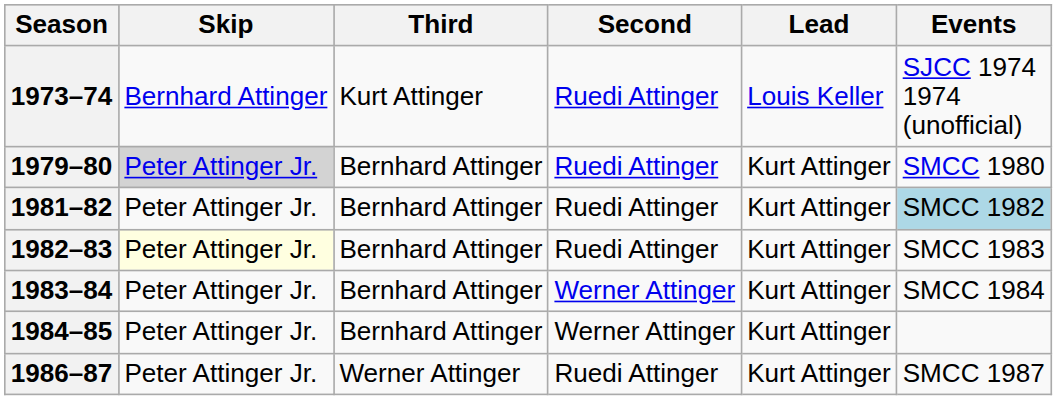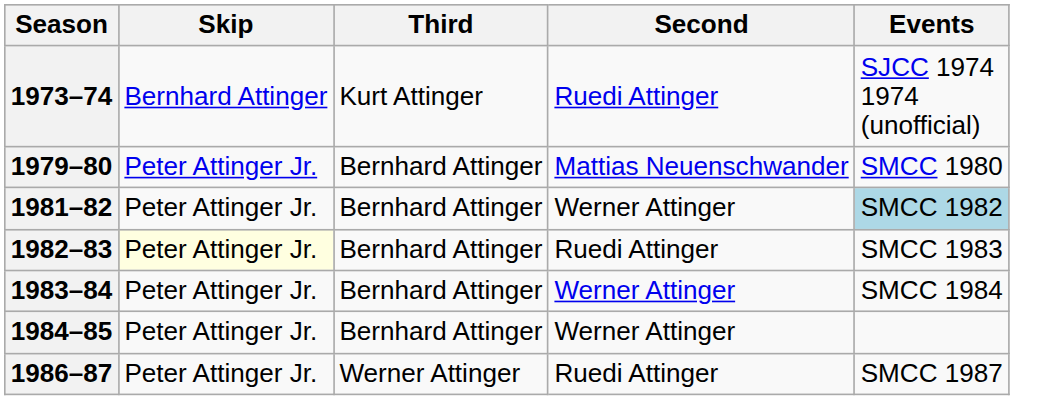- column: (819, 25)
(221, 166) lightgrey background -> (221, 166) no background
(636, 166) Ruedi Attinger -> (702, 166) Mattias Neuenschwander
(636, 207) Ruedi Attinger -> (645, 207) Werner Attinger
